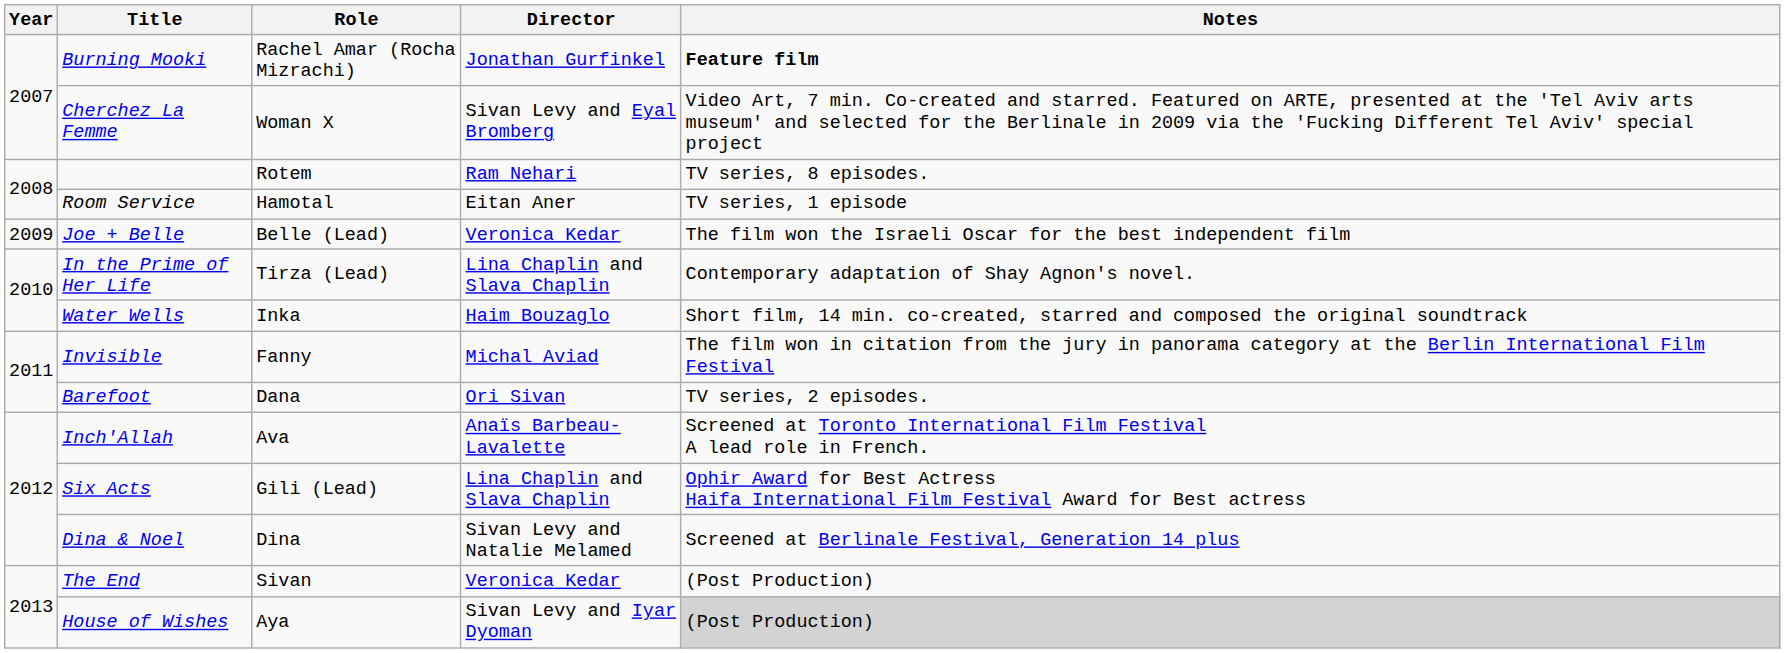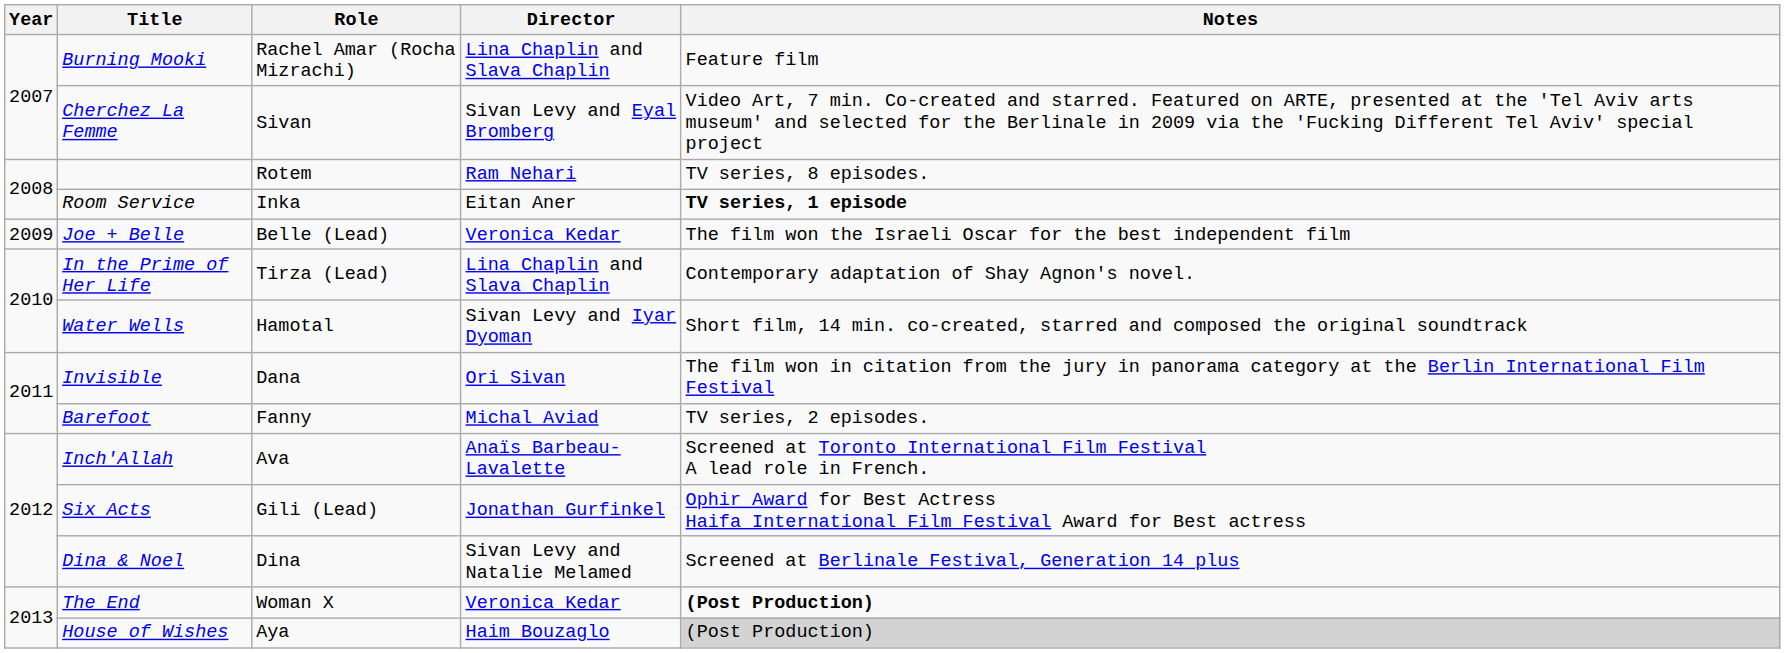(565, 60) Jonathan Gurfinkel -> (554, 60) Lina Chaplin and Slava Chaplin
(752, 60) bold -> (752, 60) normal
(295, 123) Woman X -> (284, 123) Sivan
(295, 204) Hamotal -> (278, 204) Inka
(796, 204) normal -> (796, 204) bold
(278, 316) Inka -> (295, 326) Hamotal
(538, 316) Haim Bouzaglo -> (571, 326) Sivan Levy and Iyar Dyoman
(284, 356) Fanny -> (278, 378) Dana
(532, 356) Michal Aviad -> (515, 378) Ori Sivan
(278, 397) Dana -> (284, 418) Fanny
(515, 397) Ori Sivan -> (532, 418) Michal Aviad
(554, 489) Lina Chaplin and Slava Chaplin -> (565, 510) Jonathan Gurfinkel
(284, 581) Sivan -> (295, 603) Woman X
(780, 581) normal -> (780, 603) bold
(571, 622) Sivan Levy and Iyar Dyoman -> (538, 633) Haim Bouzaglo
